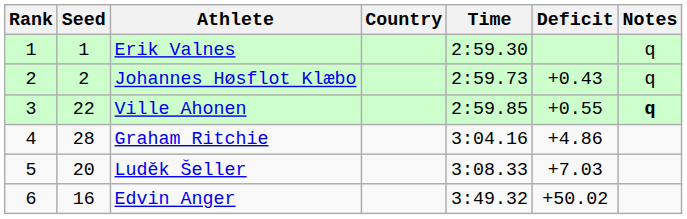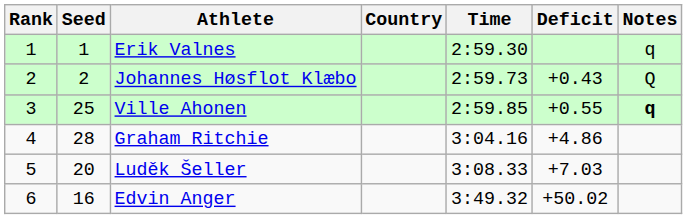(650, 79) q -> (650, 79) Q
(84, 109) 22 -> (84, 109) 25
